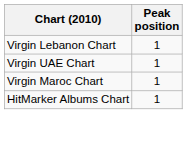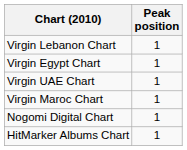+ row: (54, 63)
+ row: (60, 117)
